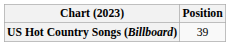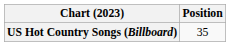(203, 32) 39 -> (203, 32) 35
